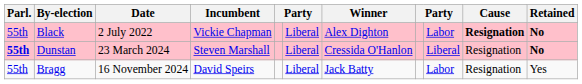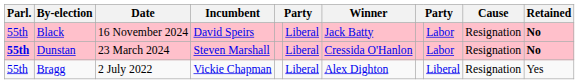(125, 32) 2 July 2022 -> (143, 32) 16 November 2024
(233, 32) Vickie Chapman -> (224, 32) David Speirs
(356, 32) Alex Dighton -> (349, 32) Jack Batty
(495, 32) bold -> (493, 32) normal
(443, 50) Liberal -> (440, 50) Labor
(143, 69) 16 November 2024 -> (125, 69) 2 July 2022
(224, 69) David Speirs -> (233, 69) Vickie Chapman
(349, 69) Jack Batty -> (356, 69) Alex Dighton
(440, 69) Labor -> (443, 69) Liberal
